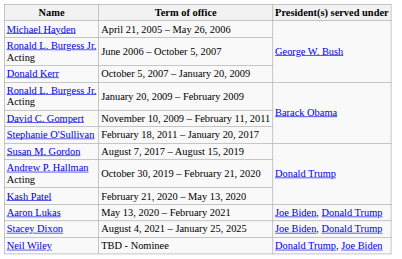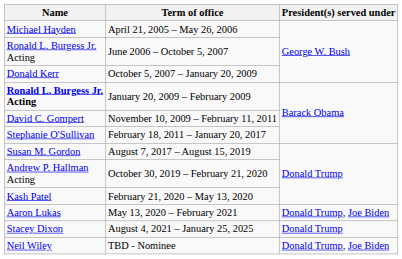(52, 96) normal -> (55, 96) bold
(329, 212) Joe Biden, Donald Trump -> (336, 212) Donald Trump, Joe Biden
(329, 229) Joe Biden, Donald Trump -> (312, 229) Donald Trump
